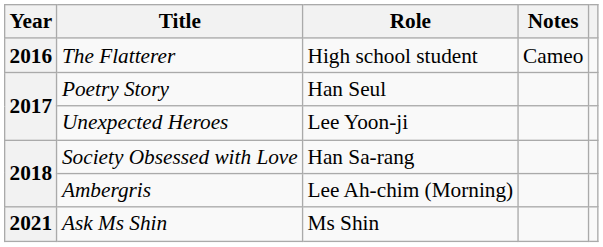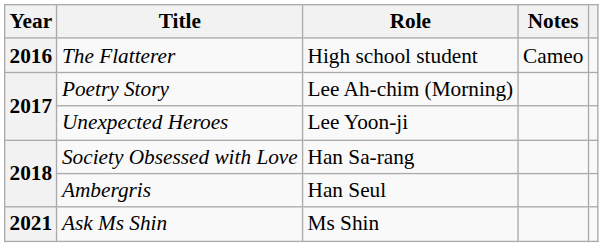(347, 88) Han Seul -> (410, 88) Lee Ah-chim (Morning)
(410, 190) Lee Ah-chim (Morning) -> (347, 190) Han Seul
